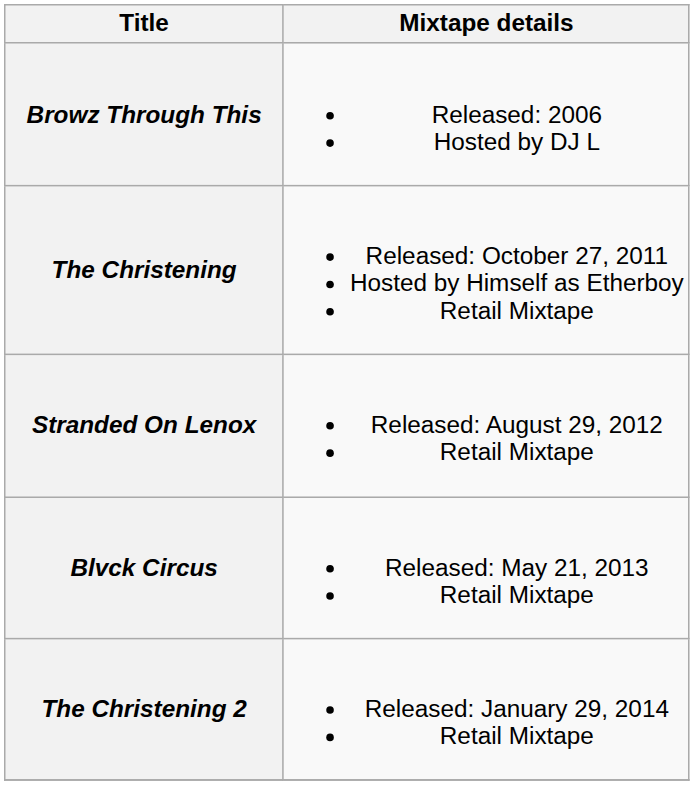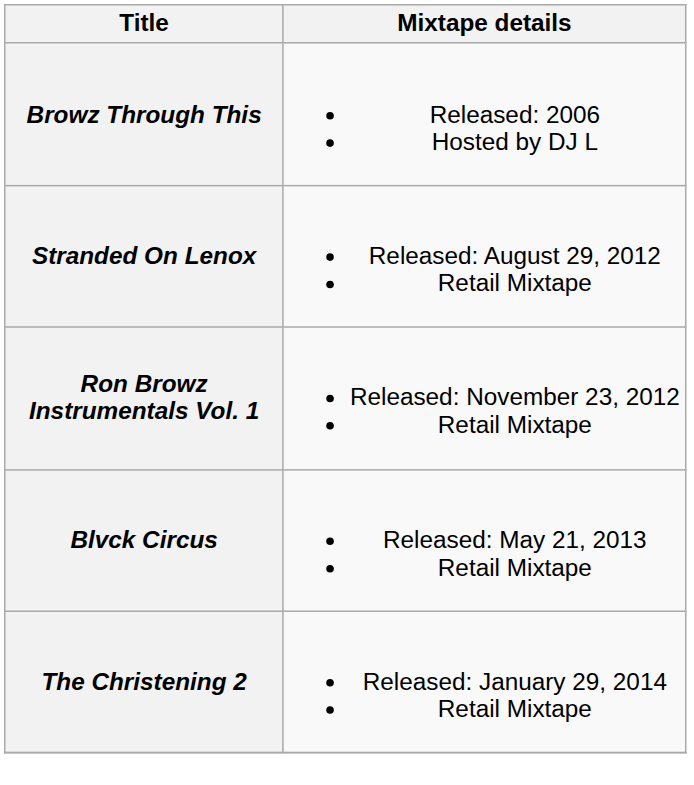- row: (144, 269)
+ row: (144, 397)
